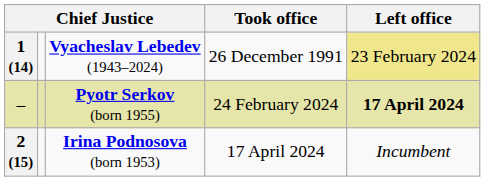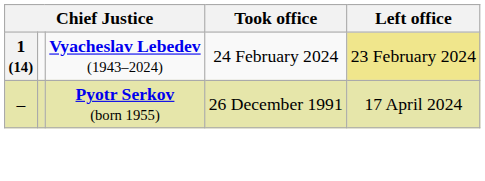(276, 56) 26 December 1991 -> (276, 56) 24 February 2024
(276, 103) 24 February 2024 -> (276, 103) 26 December 1991
(413, 103) bold -> (413, 103) normal
- row: (125, 151)
